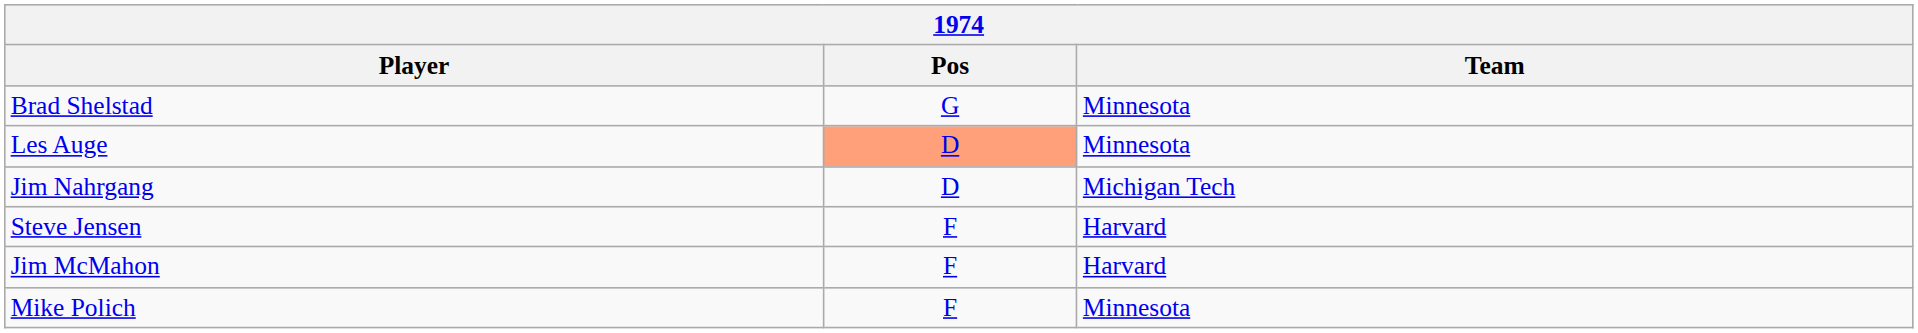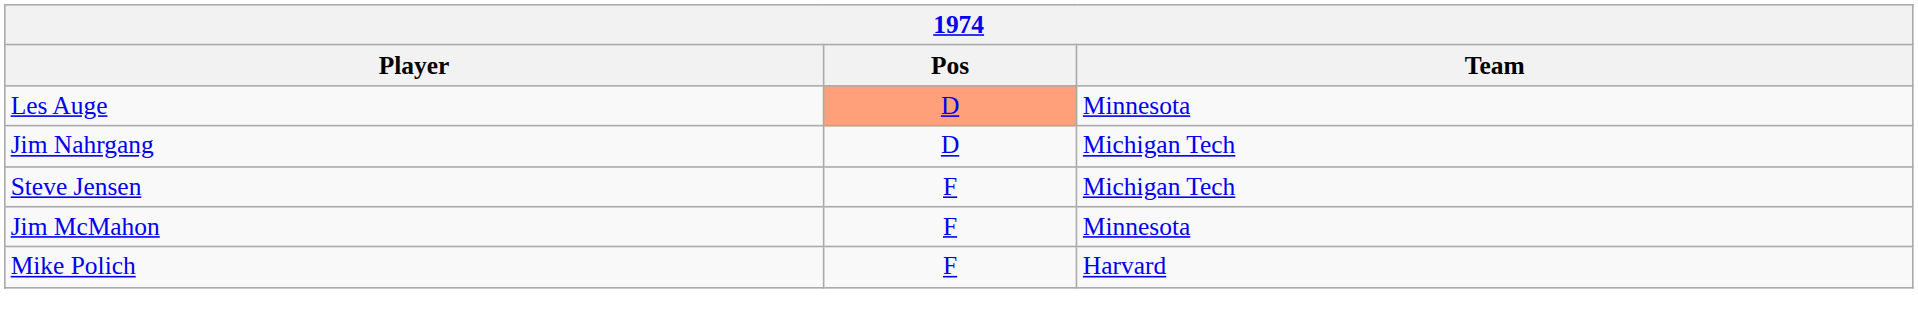- row: (82, 105)
(1125, 226) Harvard -> (1159, 186) Michigan Tech
(1125, 266) Harvard -> (1137, 226) Minnesota
(1137, 307) Minnesota -> (1125, 266) Harvard
